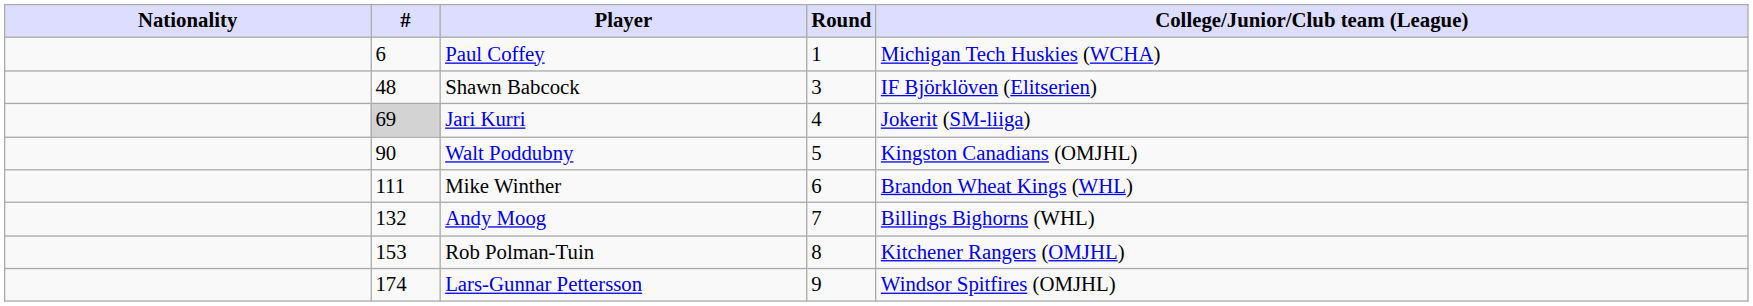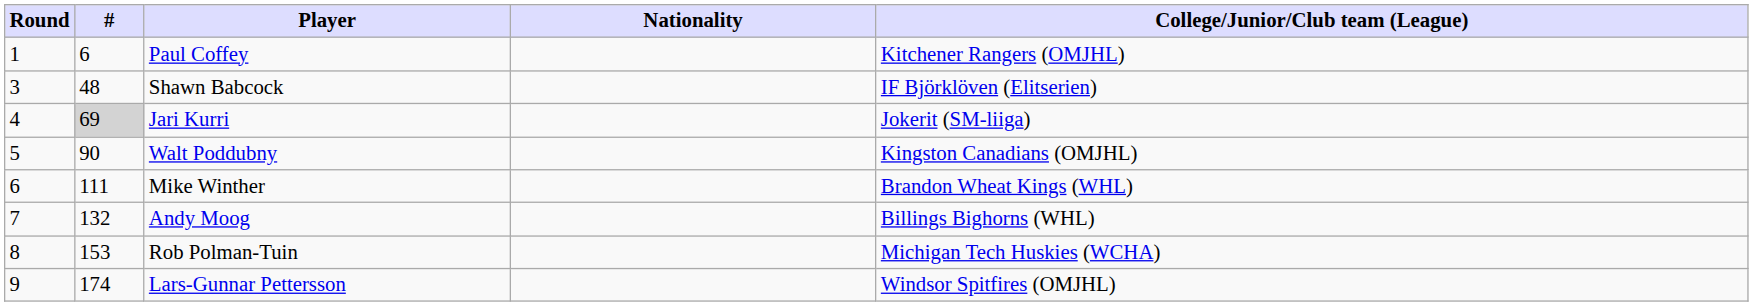columns swapped: (841, 20) <-> (188, 20)
(1021, 53) Michigan Tech Huskies (WCHA) -> (1003, 53) Kitchener Rangers (OMJHL)
(1003, 251) Kitchener Rangers (OMJHL) -> (1021, 251) Michigan Tech Huskies (WCHA)
